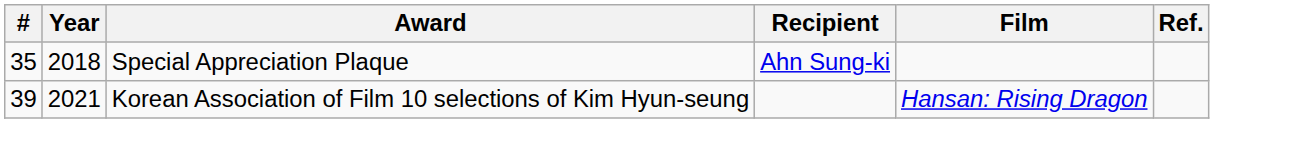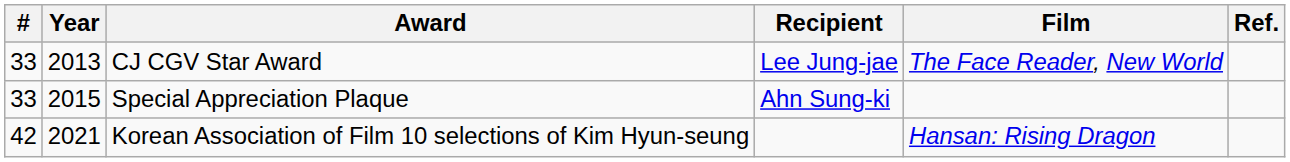+ row: (217, 61)
(23, 61) 35 -> (23, 99) 33
(74, 61) 2018 -> (74, 99) 2015
(23, 99) 39 -> (23, 136) 42
